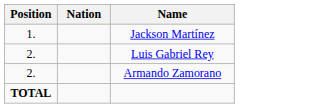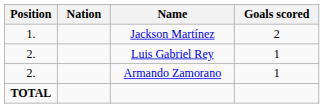+ column: (277, 14)
